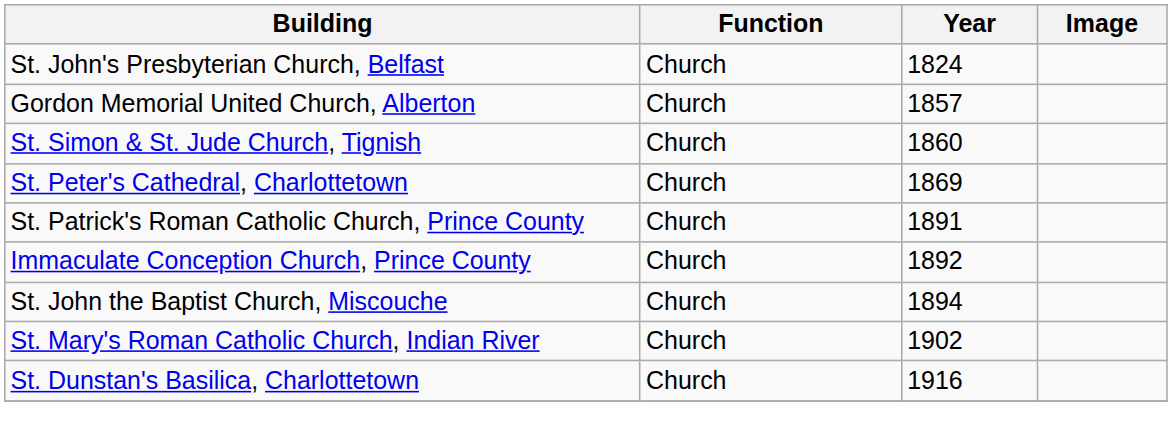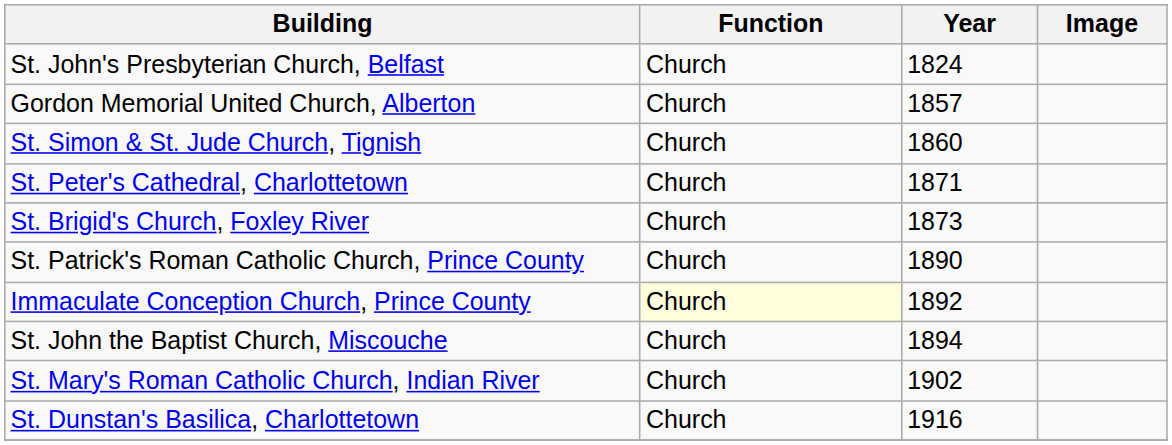(935, 182) 1869 -> (935, 182) 1871
+ row: (190, 222)
(935, 222) 1891 -> (935, 261) 1890
(686, 261) no background -> (686, 301) lightyellow background
